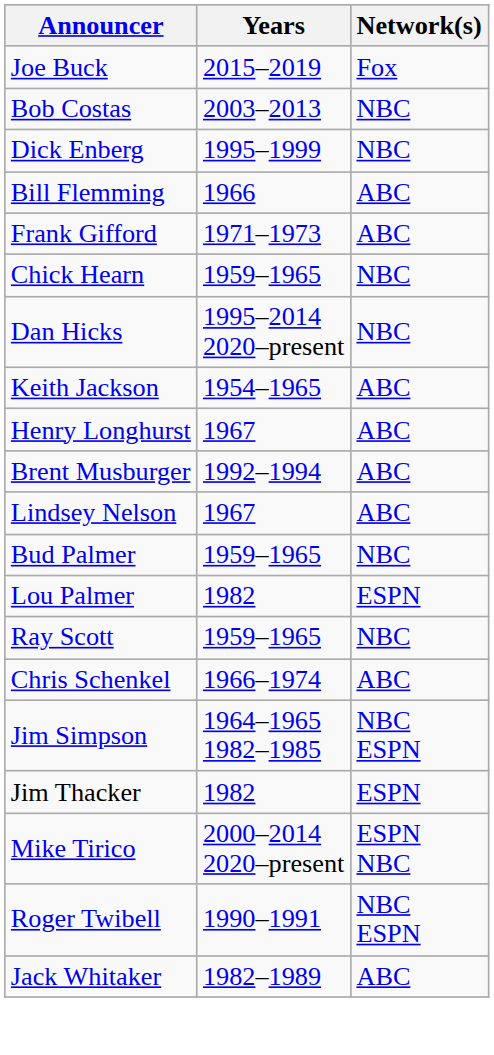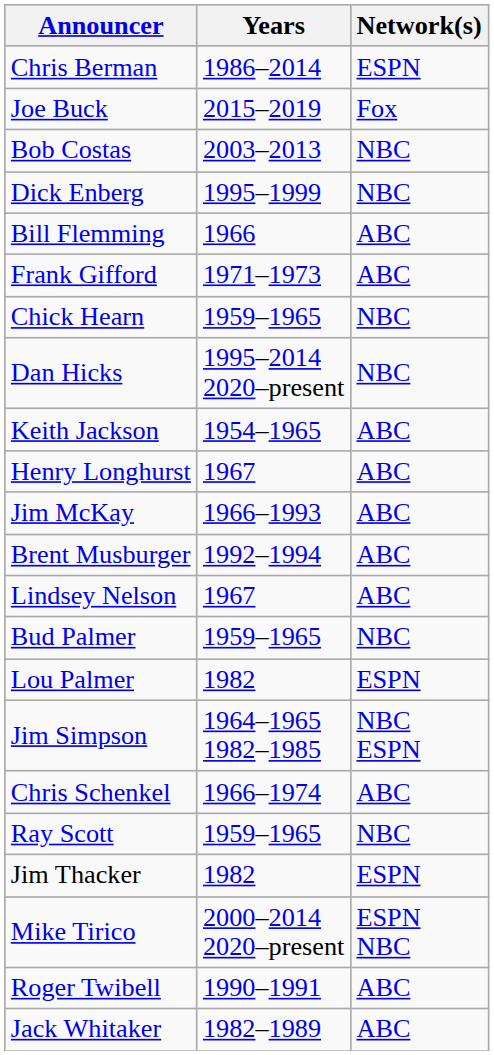+ row: (84, 66)
+ row: (72, 512)
rows swapped: (62, 637) <-> (79, 735)
(389, 919) NBC ESPN -> (383, 987) ABC
